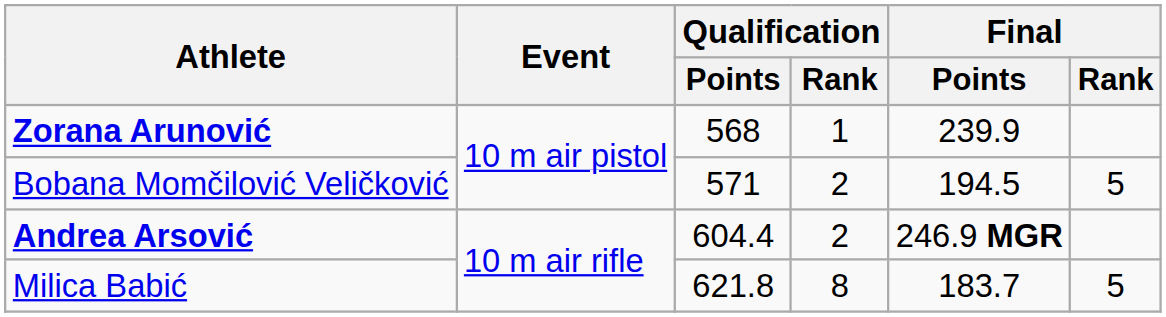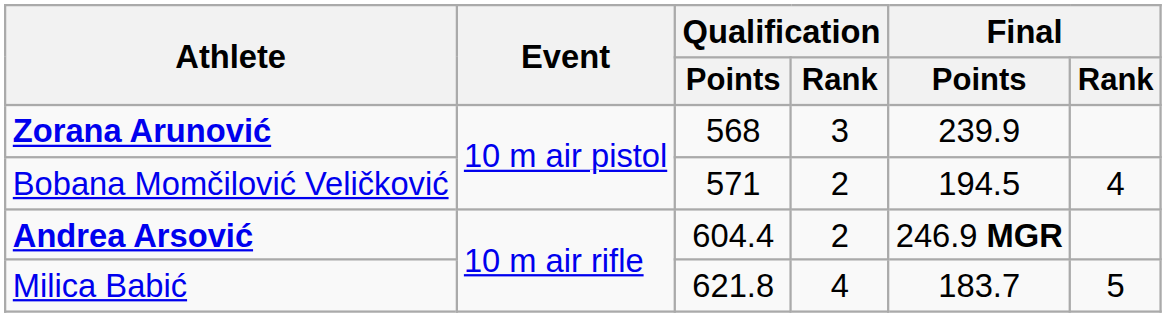(840, 132) 1 -> (840, 132) 3
(1116, 183) 5 -> (1116, 183) 4
(840, 287) 8 -> (840, 287) 4
